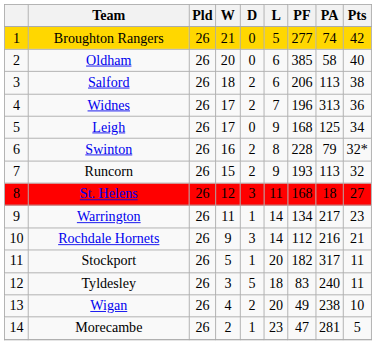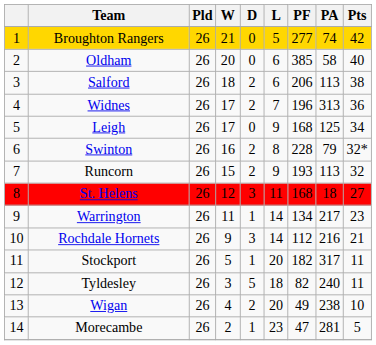(302, 283) 83 -> (302, 283) 82
